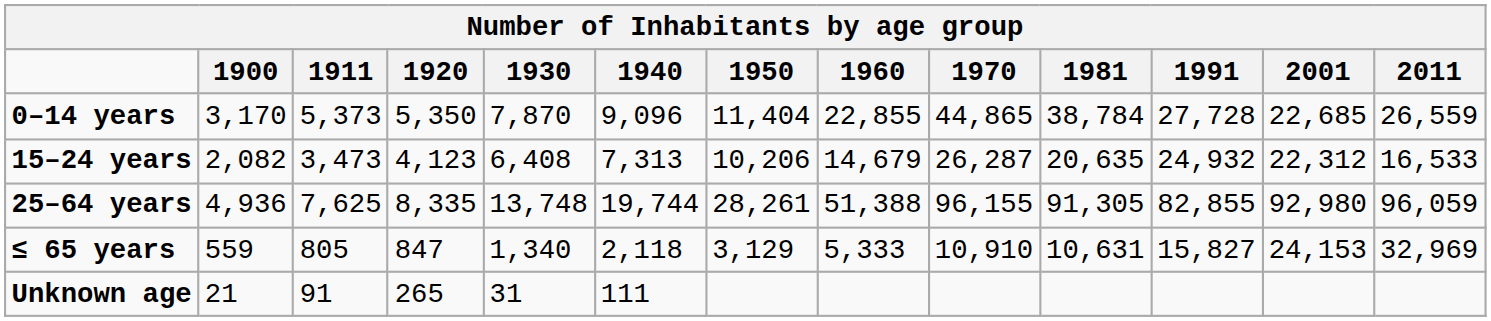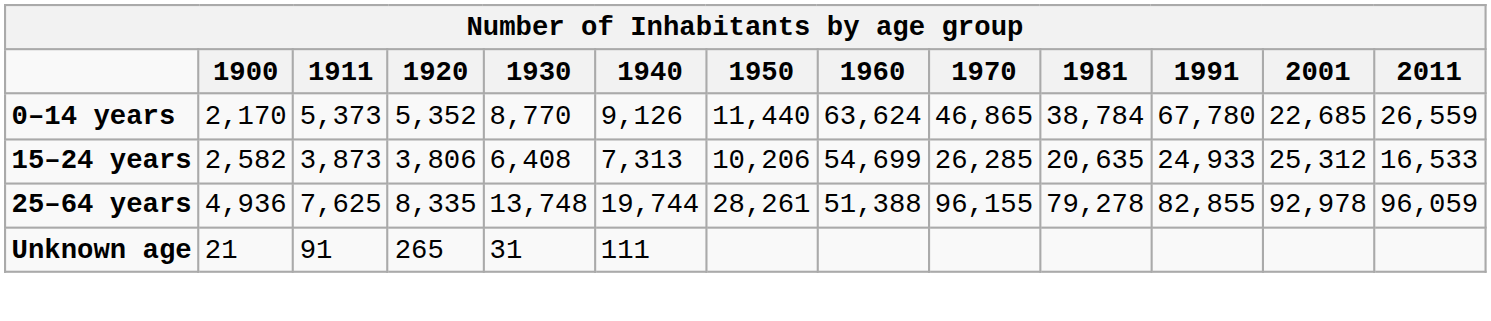(246, 116) 3,170 -> (246, 116) 2,170
(436, 116) 5,350 -> (436, 116) 5,352
(531, 116) 7,870 -> (531, 116) 8,770
(642, 116) 9,096 -> (642, 116) 9,126
(761, 116) 11,404 -> (761, 116) 11,440
(873, 116) 22,855 -> (873, 116) 63,624
(984, 116) 44,865 -> (984, 116) 46,865
(1207, 116) 27,728 -> (1207, 116) 67,780
(246, 161) 2,082 -> (246, 161) 2,582
(341, 161) 3,473 -> (341, 161) 3,873
(436, 161) 4,123 -> (436, 161) 3,806
(873, 161) 14,679 -> (873, 161) 54,699
(984, 161) 26,287 -> (984, 161) 26,285
(1207, 161) 24,932 -> (1207, 161) 24,933
(1318, 161) 22,312 -> (1318, 161) 25,312
(1095, 205) 91,305 -> (1095, 205) 79,278
(1318, 205) 92,980 -> (1318, 205) 92,978
- row: (93, 250)
